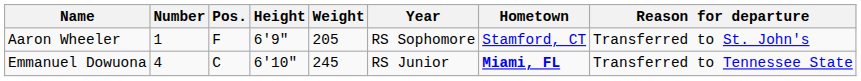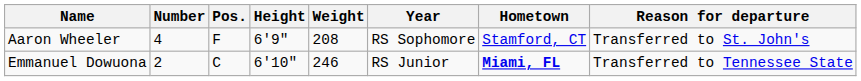(158, 40) 1 -> (158, 40) 4
(326, 40) 205 -> (326, 40) 208
(158, 63) 4 -> (158, 63) 2
(326, 63) 245 -> (326, 63) 246
